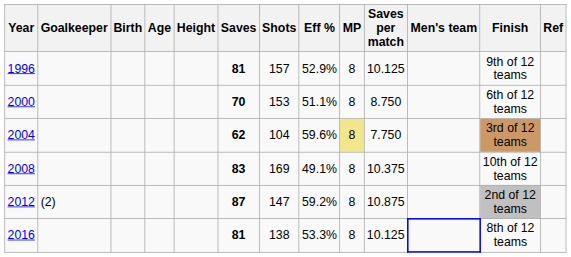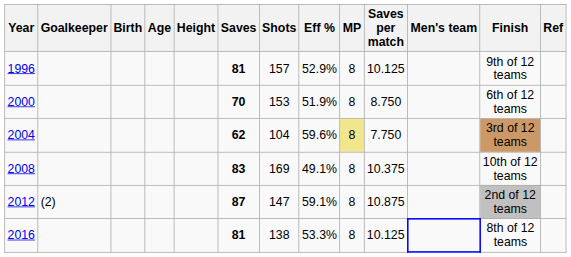(319, 101) 51.1% -> (319, 101) 51.9%
(319, 202) 59.2% -> (319, 202) 59.1%
